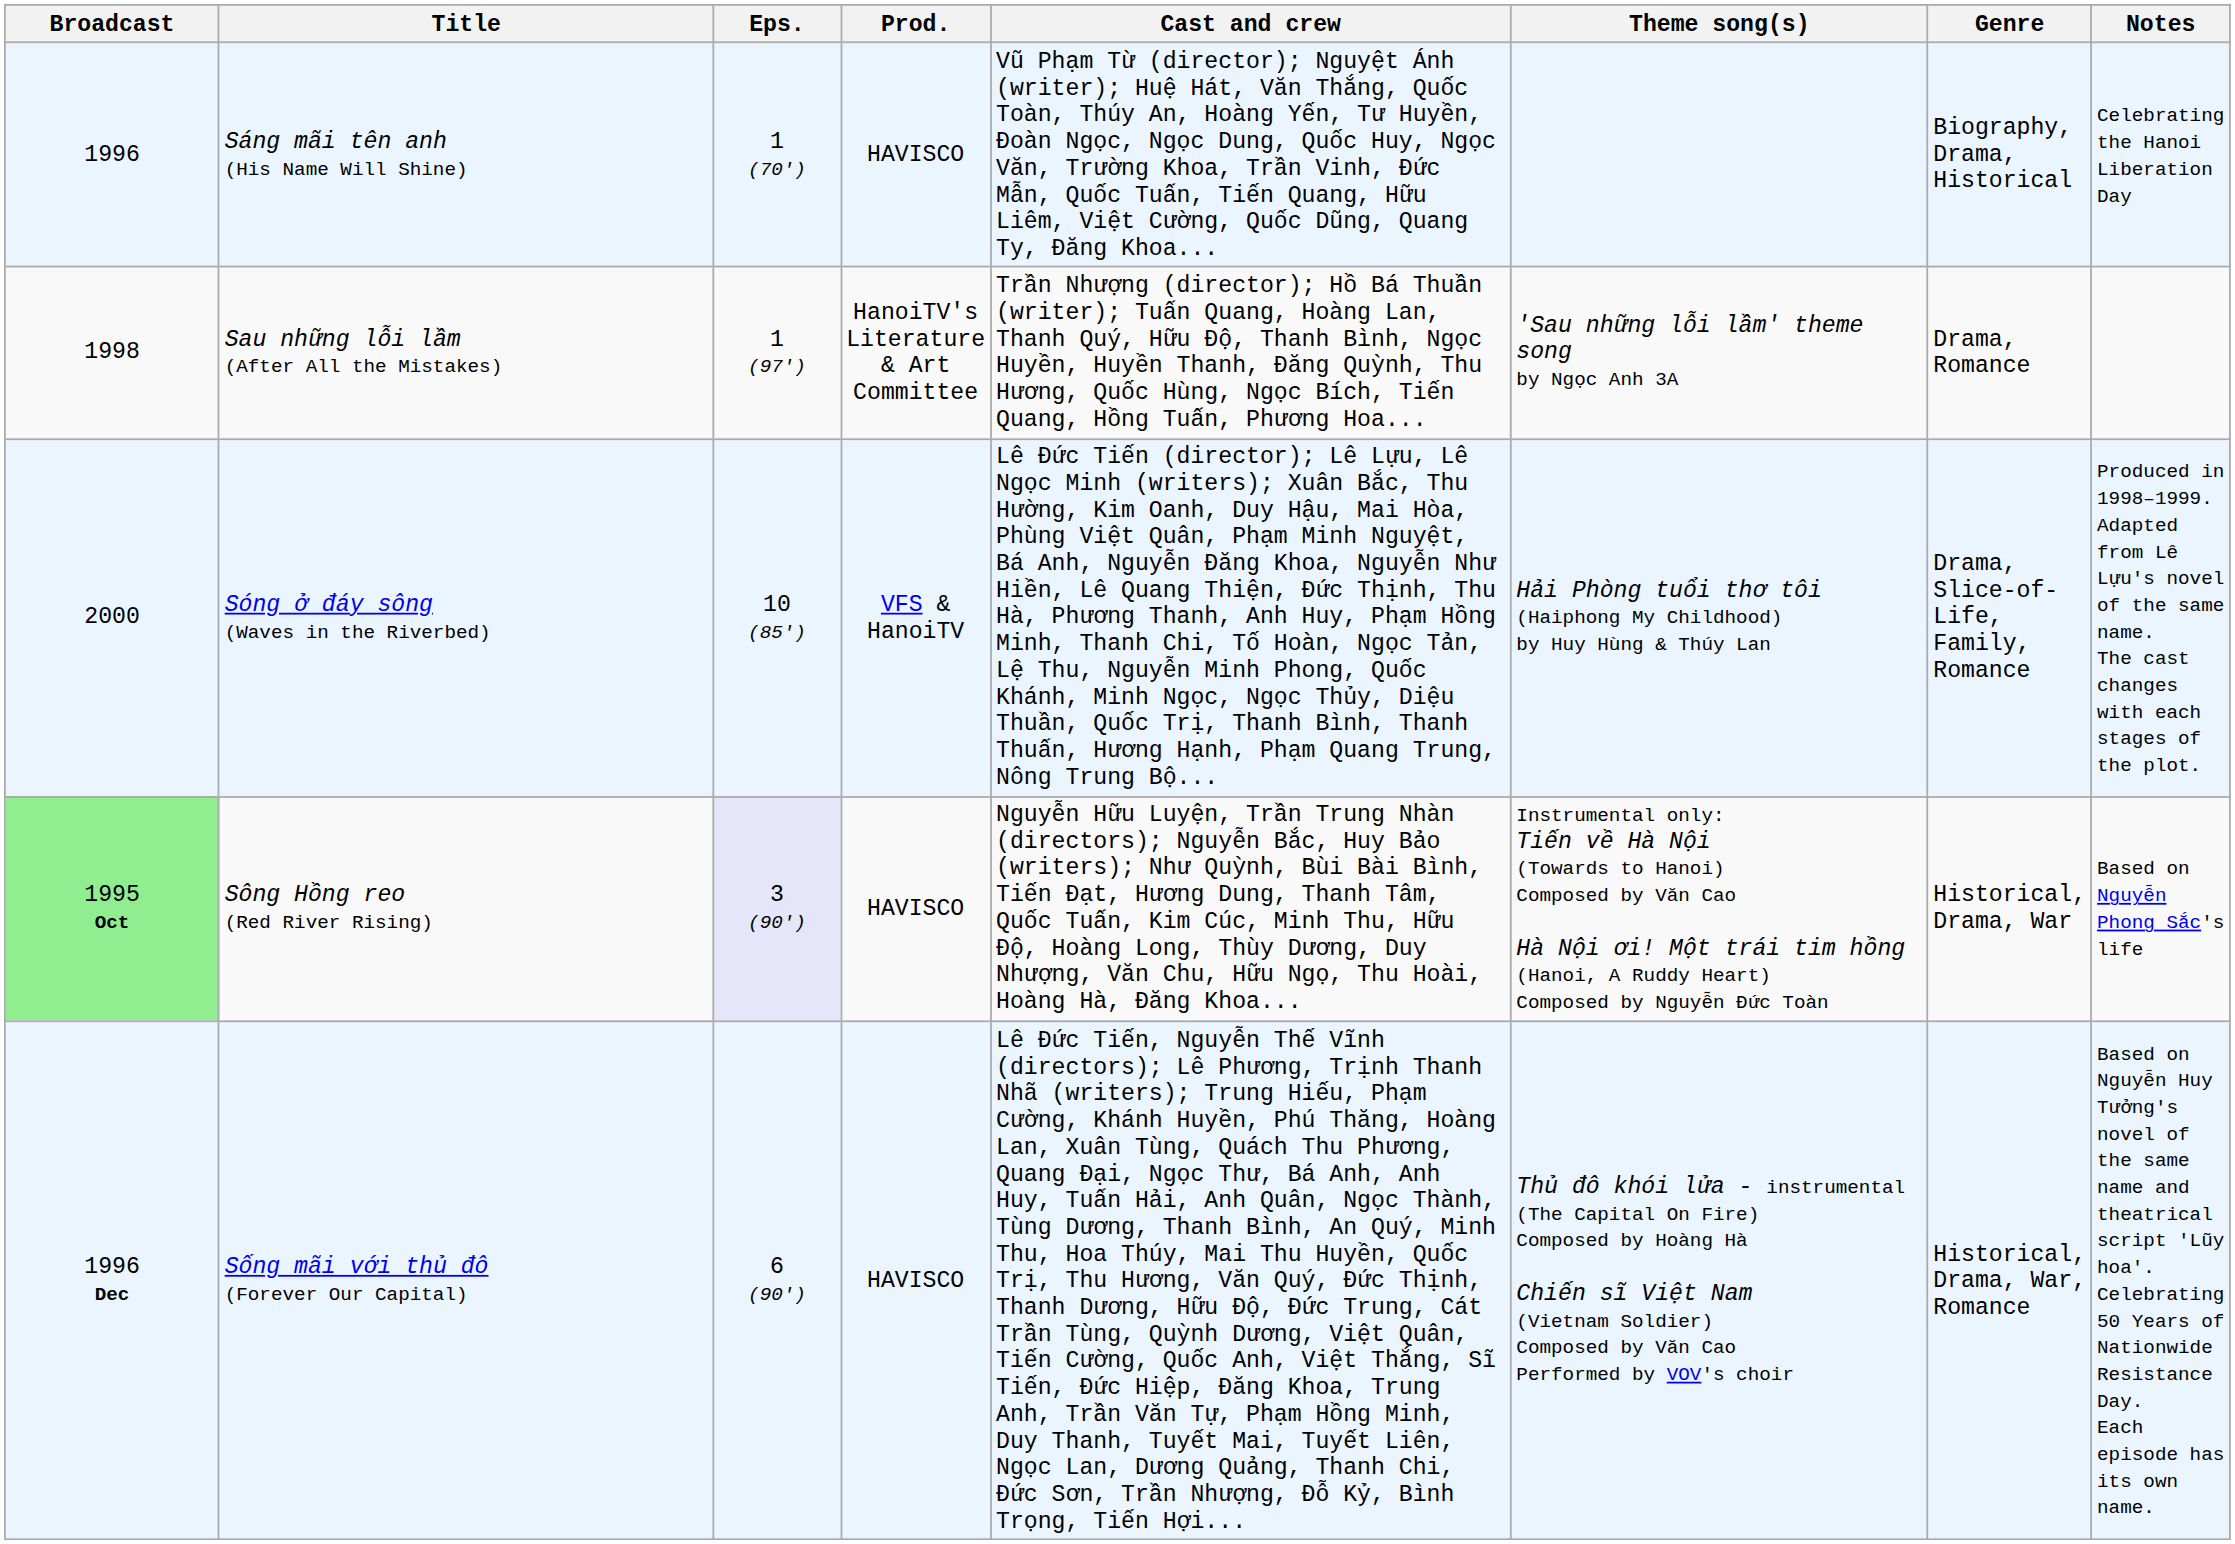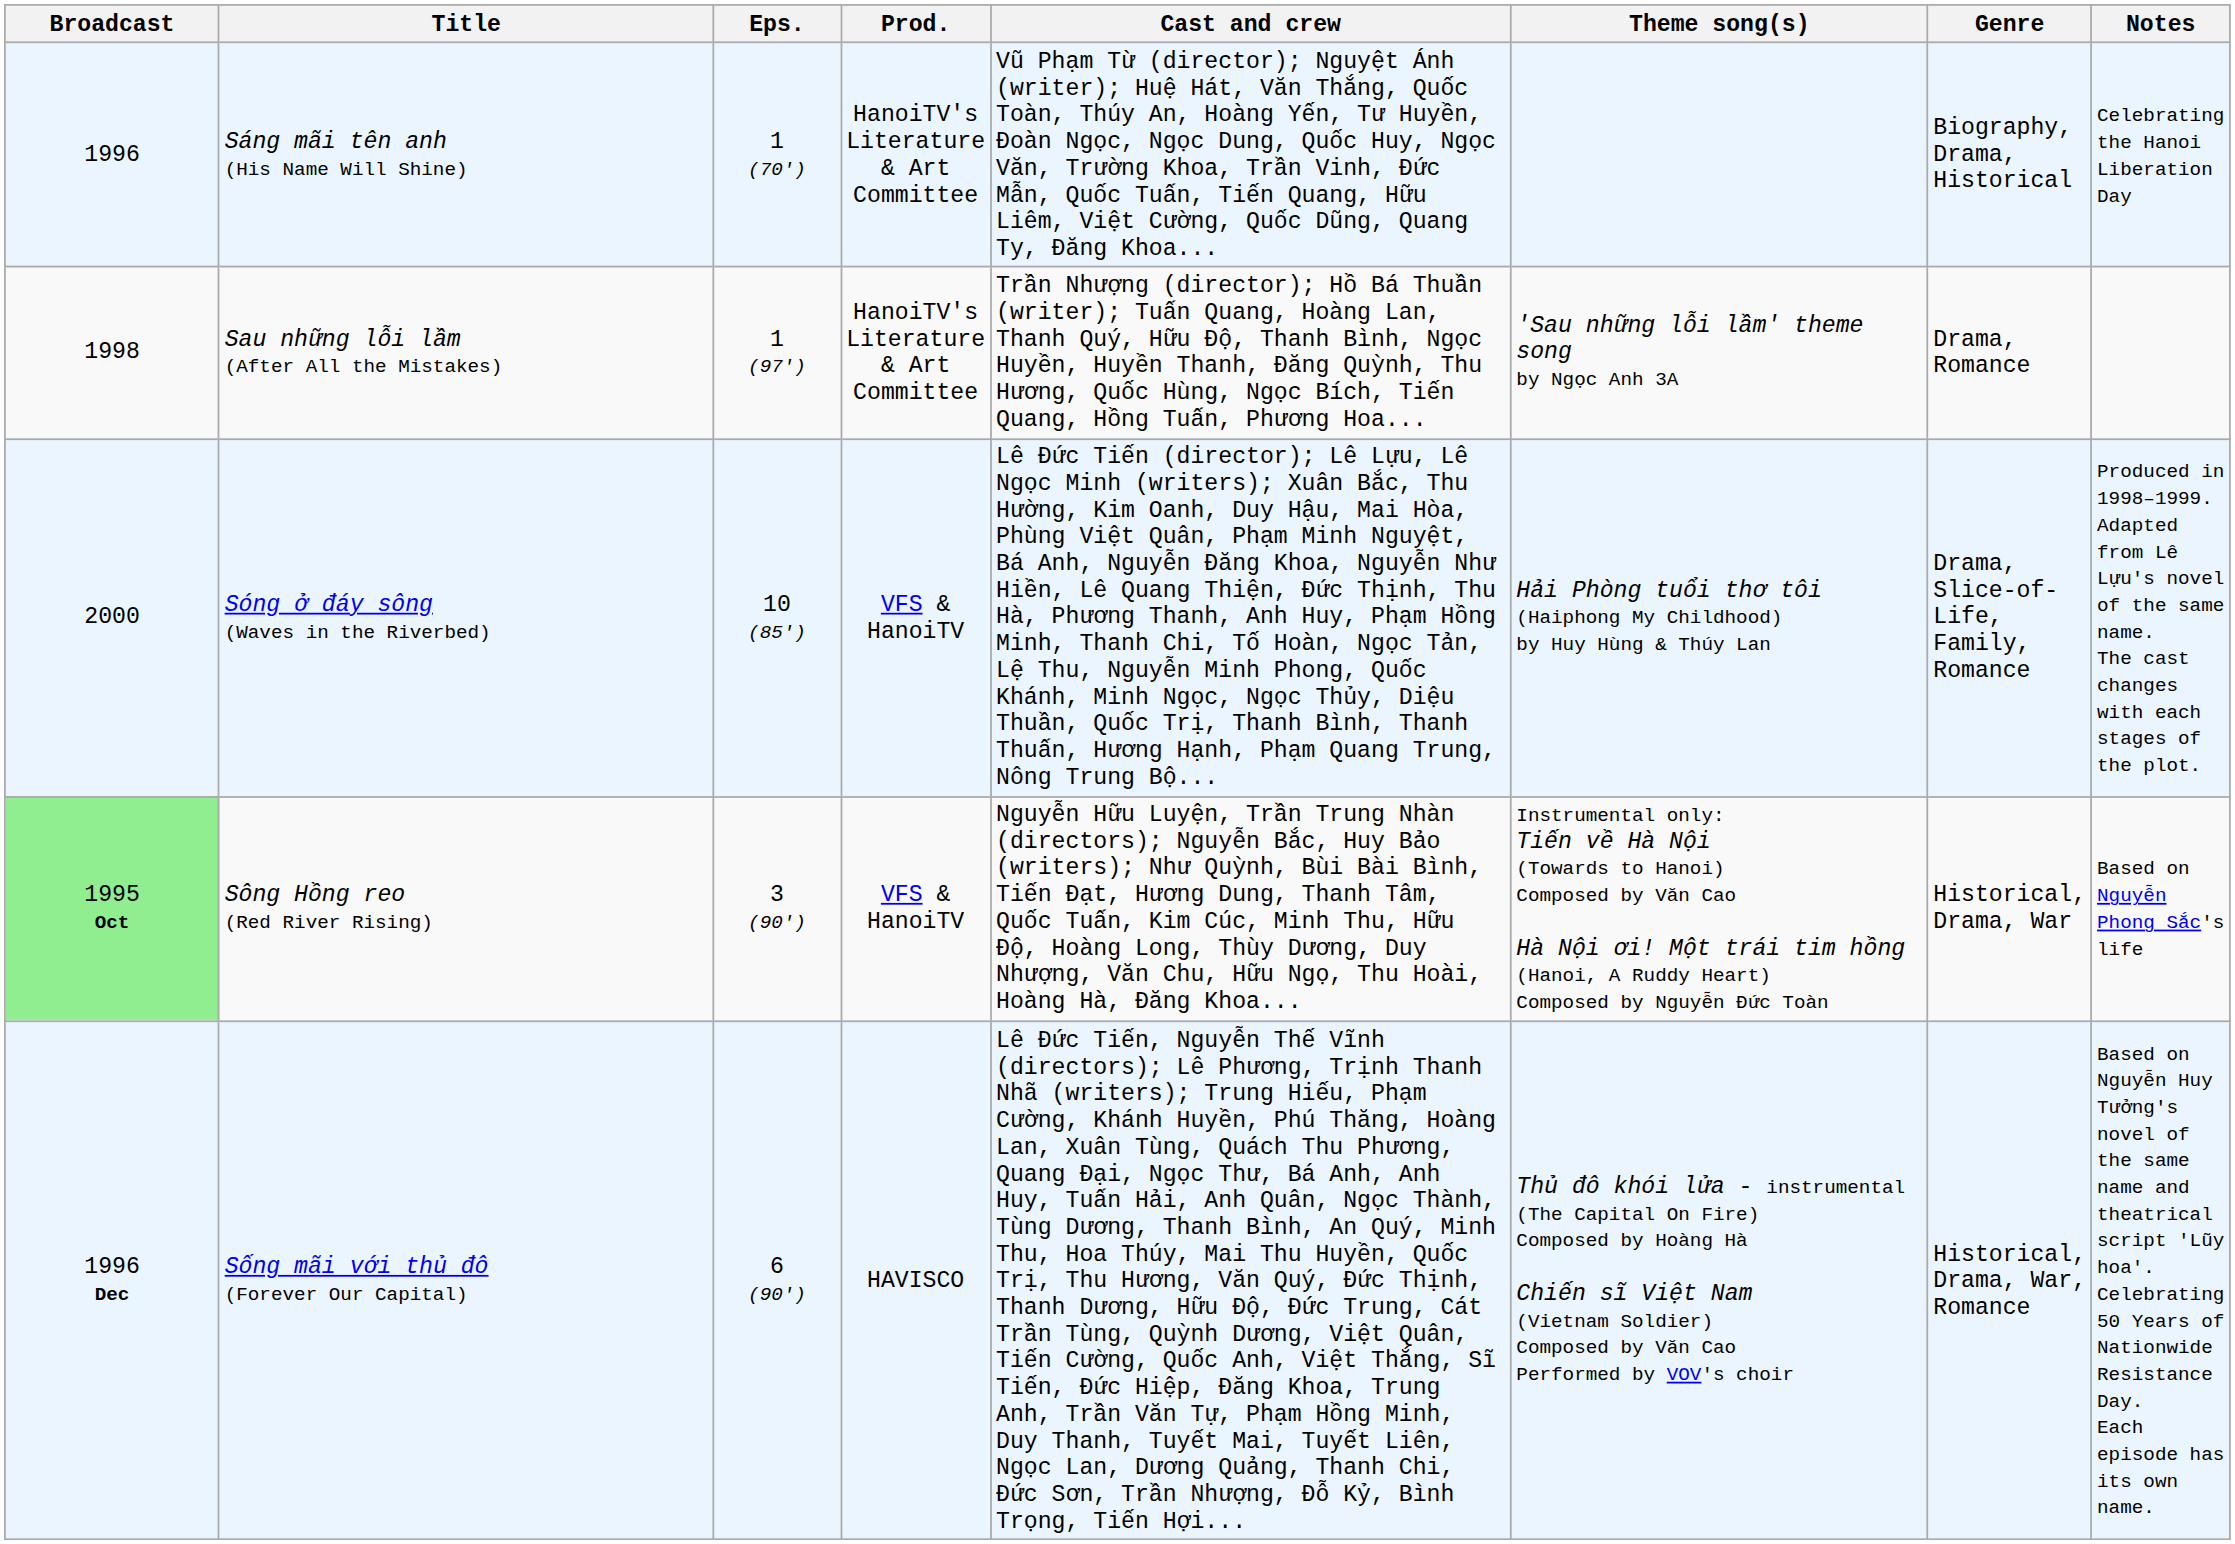(916, 155) HAVISCO -> (916, 155) HanoiTV's Literature & Art Committee
(777, 908) lavender background -> (777, 908) no background
(916, 909) HAVISCO -> (916, 909) VFS & HanoiTV
